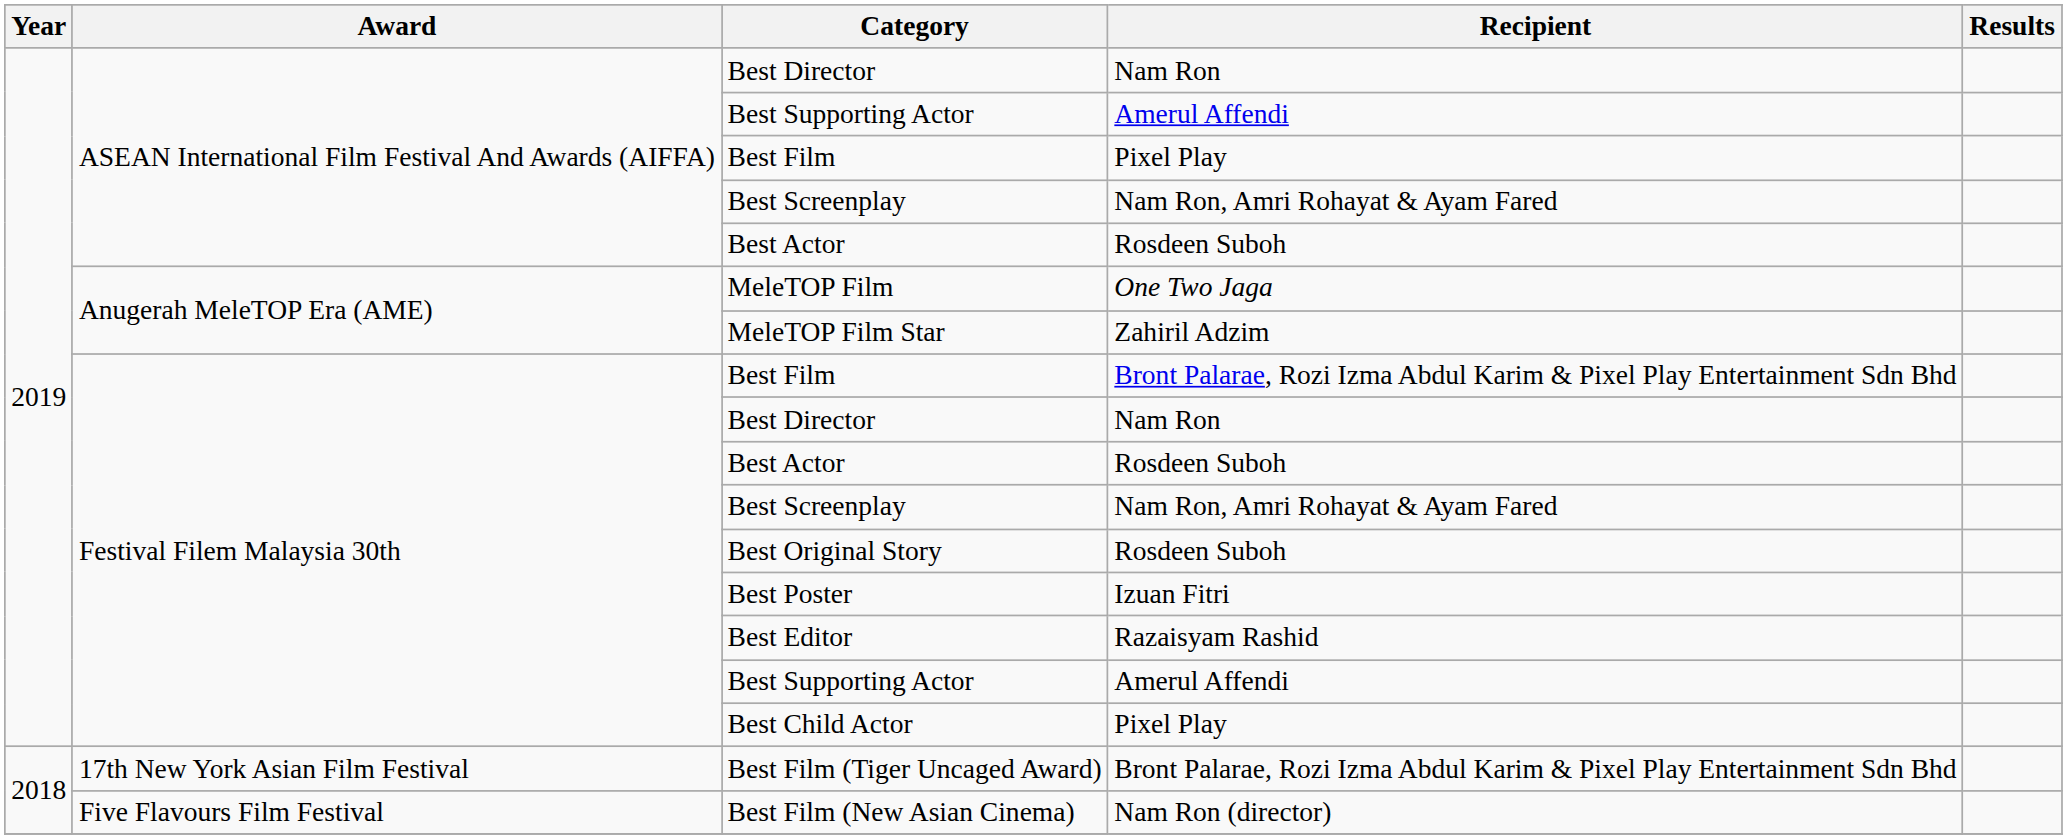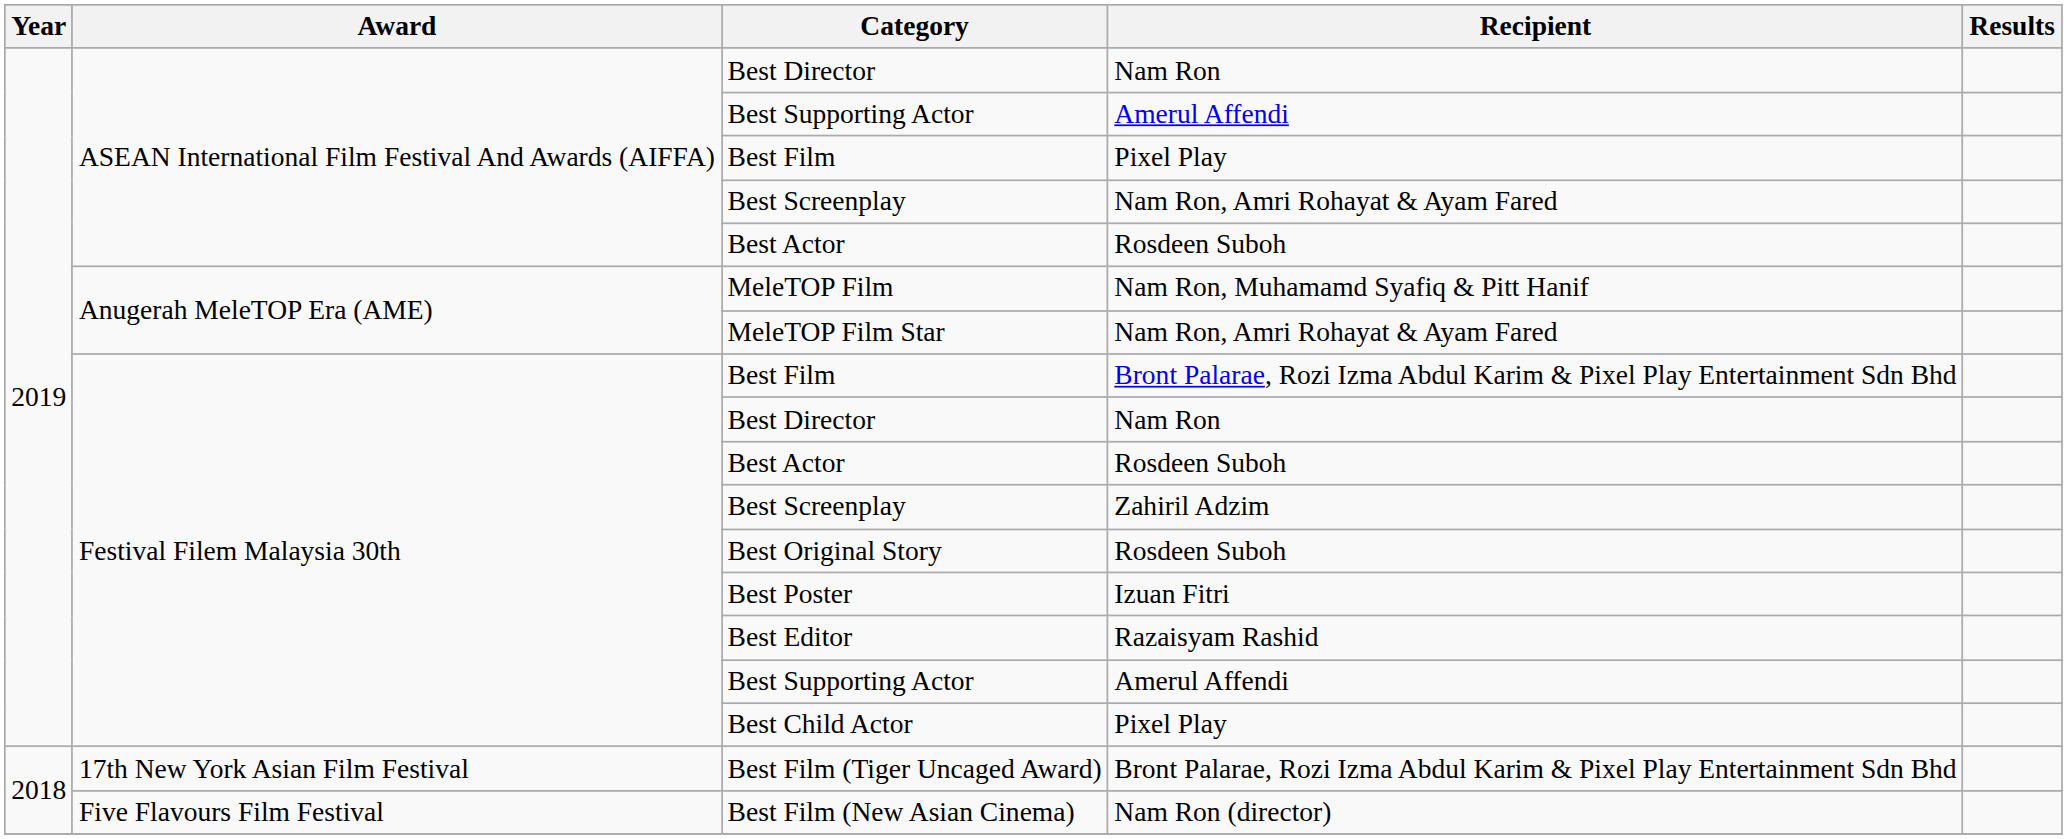(1194, 288) One Two Jaga -> (1352, 288) Nam Ron, Muhamamd Syafiq & Pitt Hanif
(1192, 331) Zahiril Adzim -> (1336, 331) Nam Ron, Amri Rohayat & Ayam Fared
(1336, 506) Nam Ron, Amri Rohayat & Ayam Fared -> (1192, 506) Zahiril Adzim
